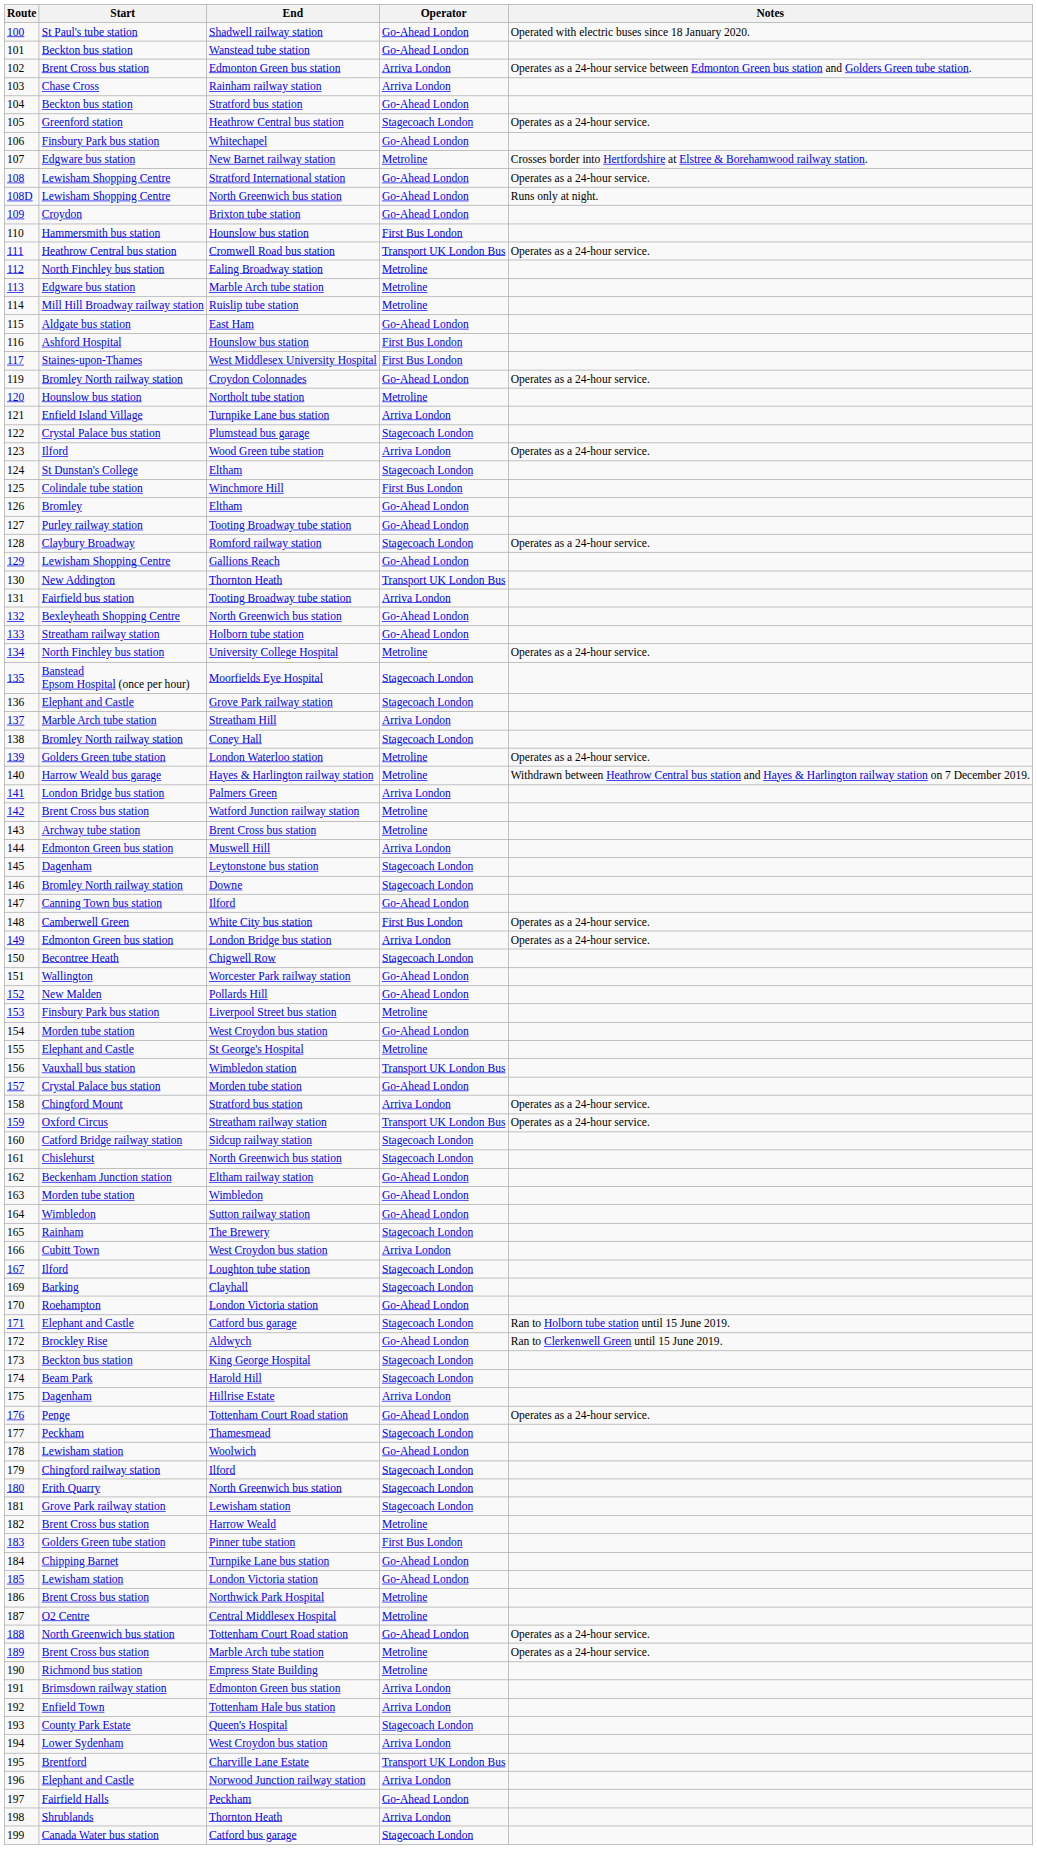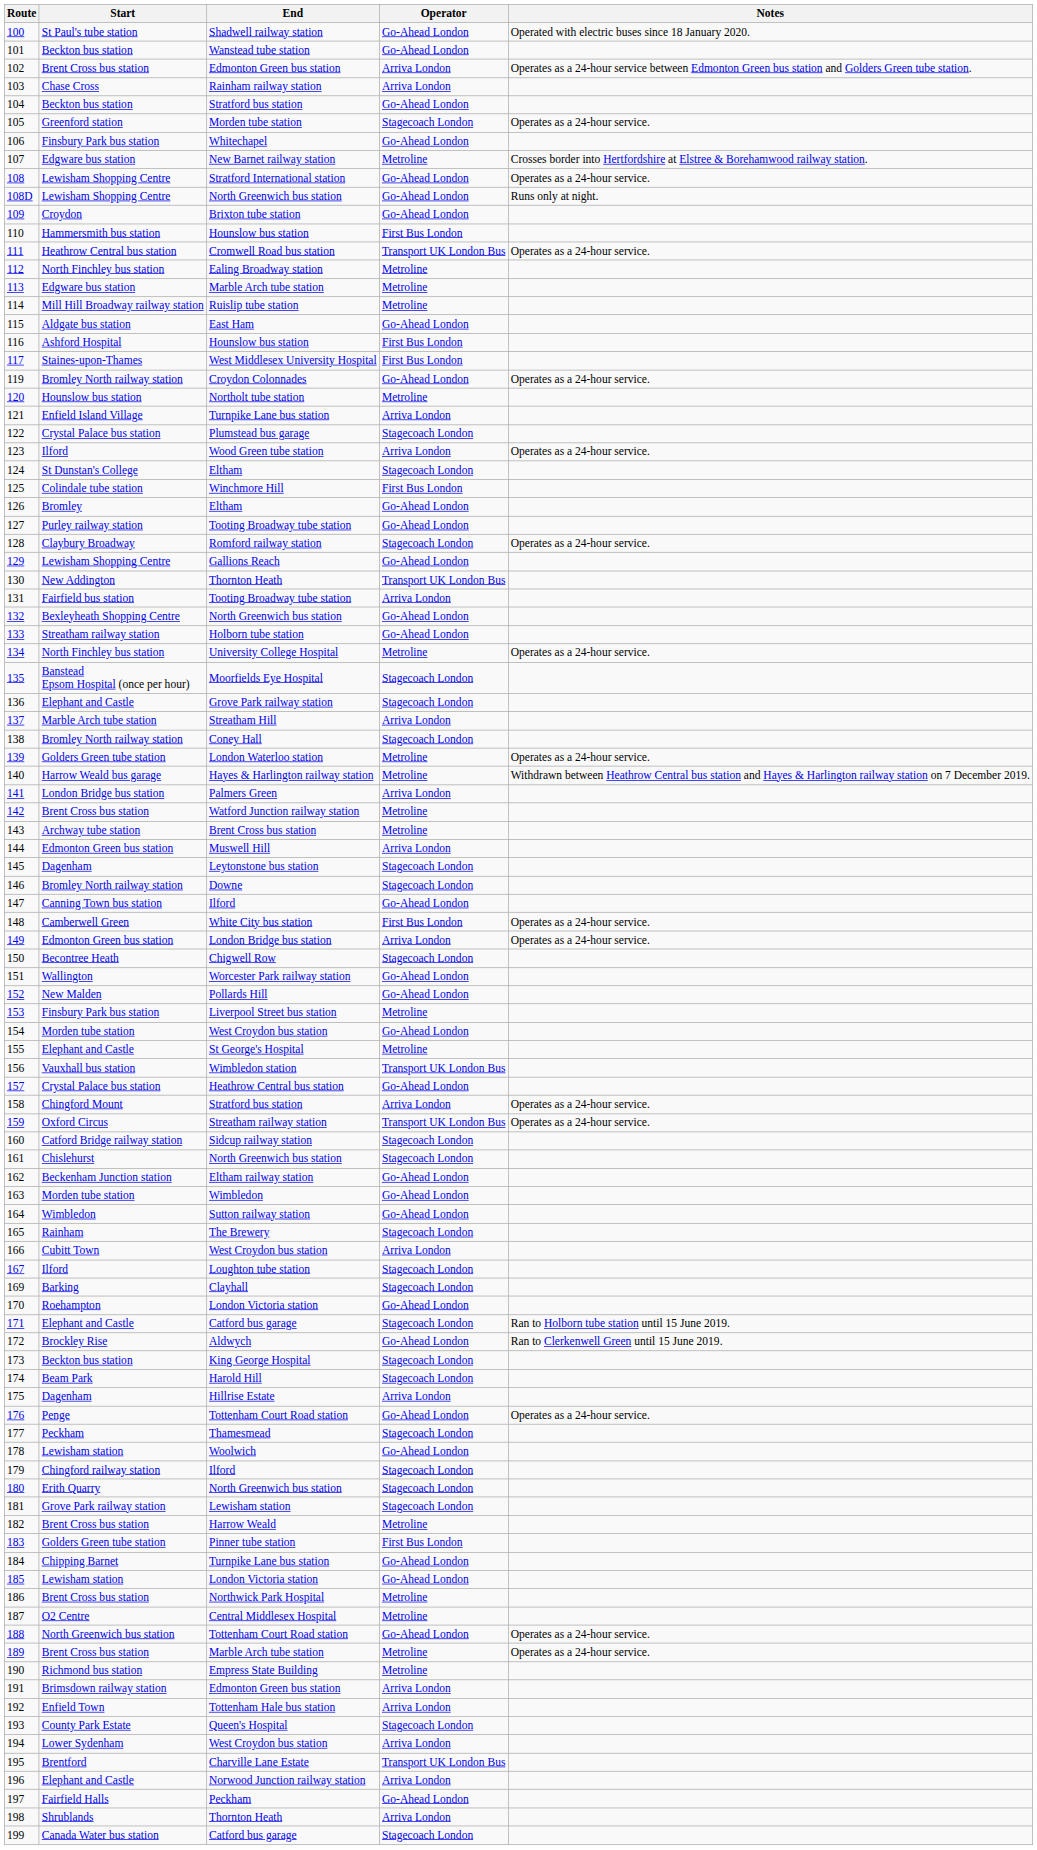(276, 123) Heathrow Central bus station -> (255, 123) Morden tube station
(255, 1086) Morden tube station -> (276, 1086) Heathrow Central bus station
